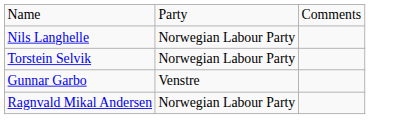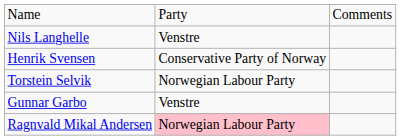(227, 37) Norwegian Labour Party -> (179, 37) Venstre
+ row: (51, 59)
(227, 102) no background -> (227, 124) pink background
